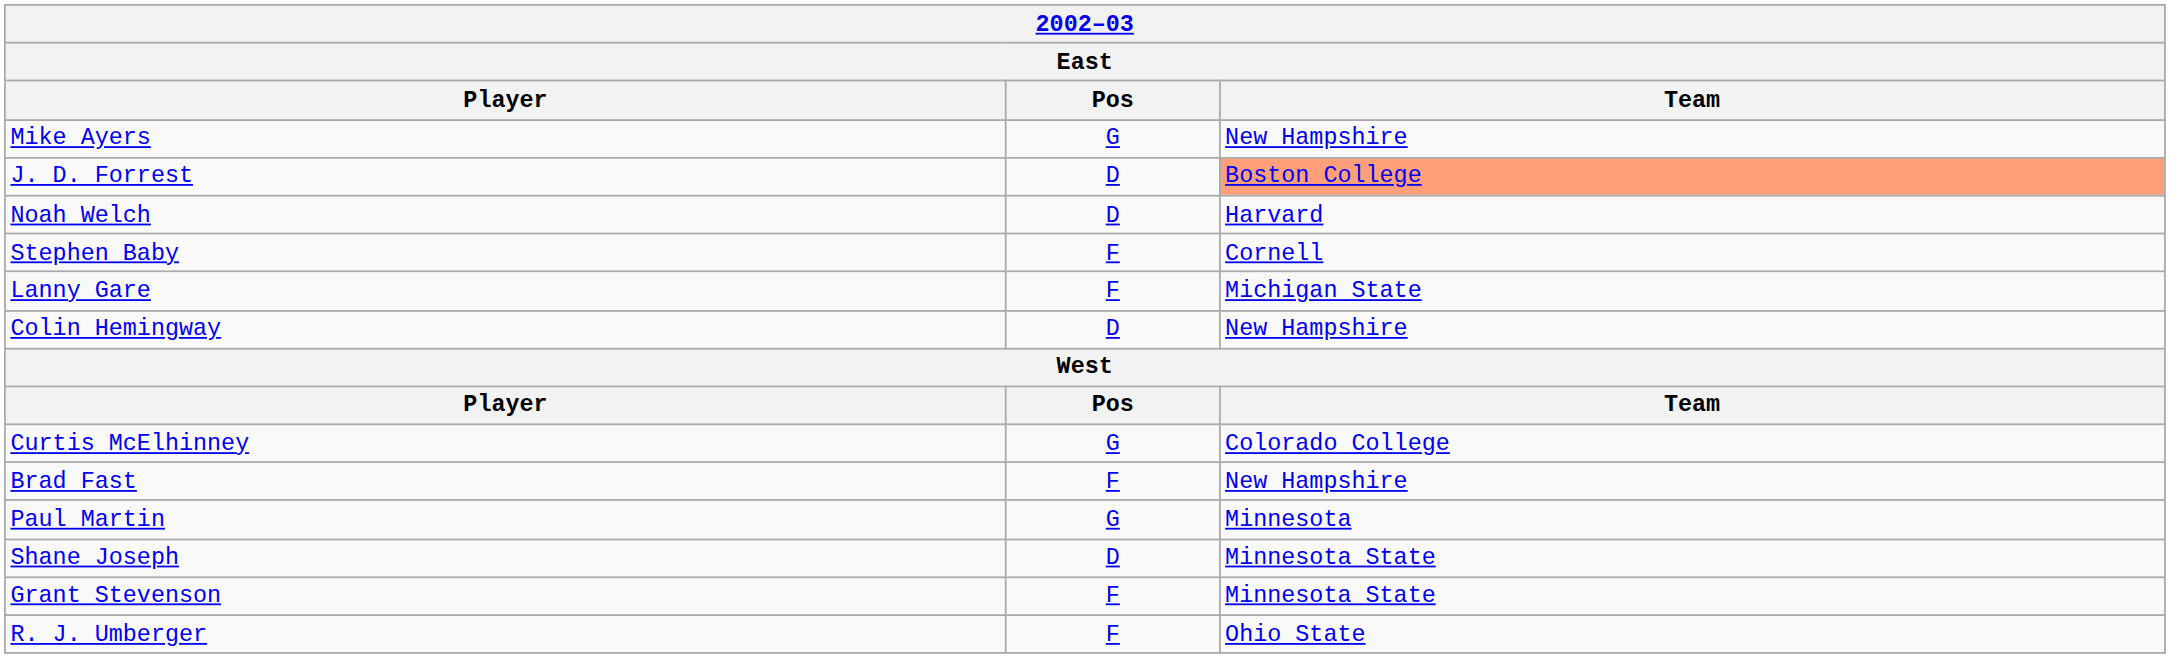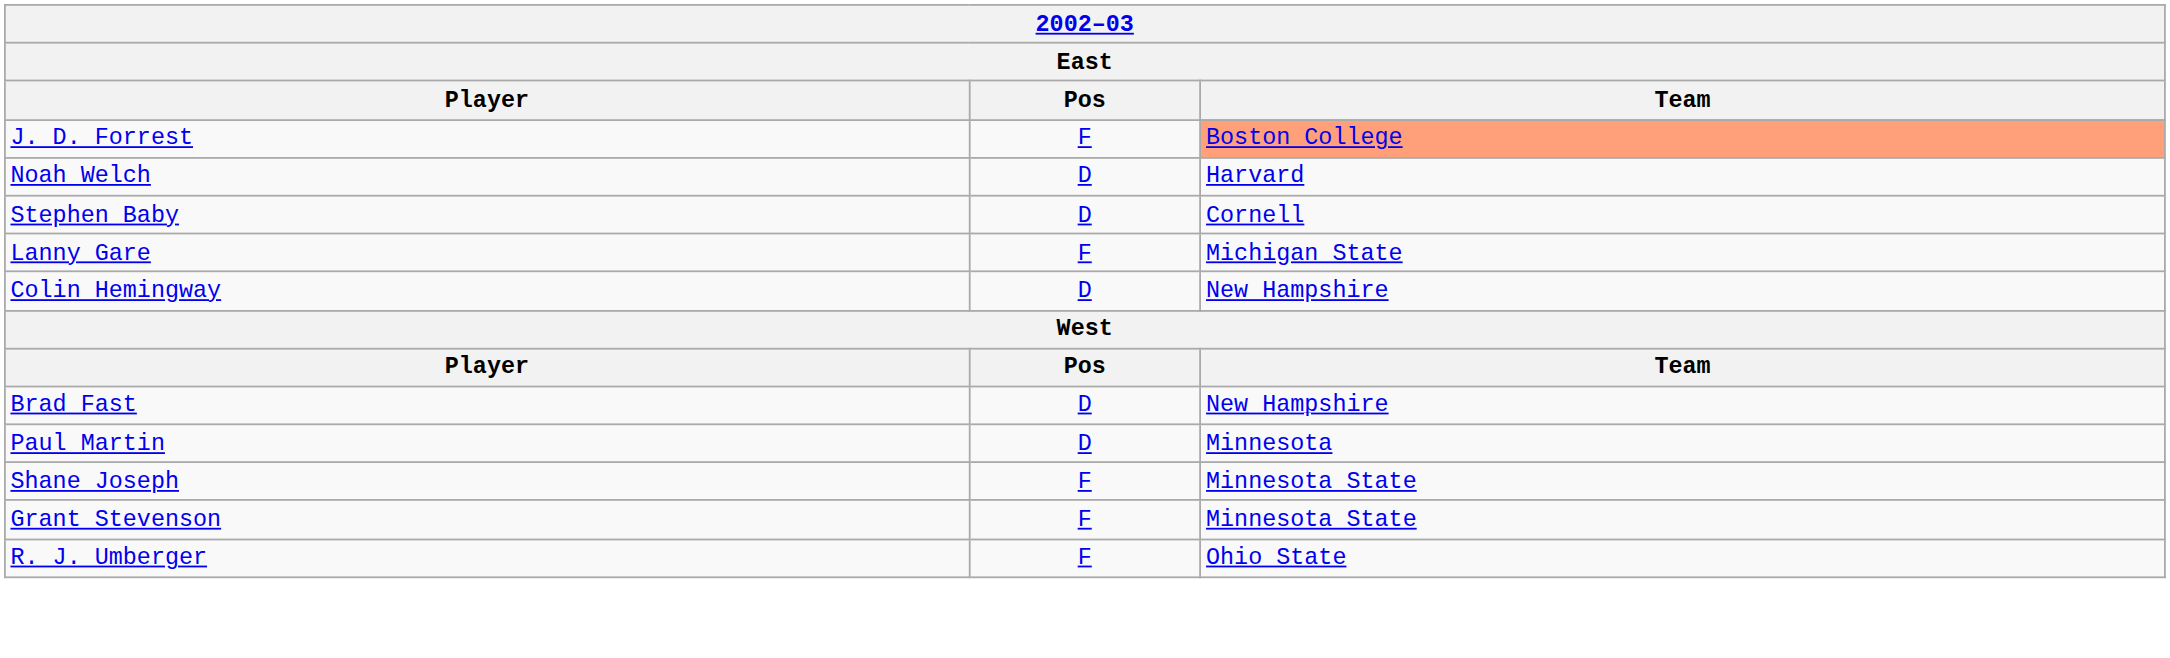- row: (81, 138)
(1113, 177) D -> (1085, 138) F
(1113, 253) F -> (1085, 215) D
- row: (130, 443)
(1113, 482) F -> (1085, 405) D
(1113, 520) G -> (1085, 443) D
(1113, 558) D -> (1085, 482) F
